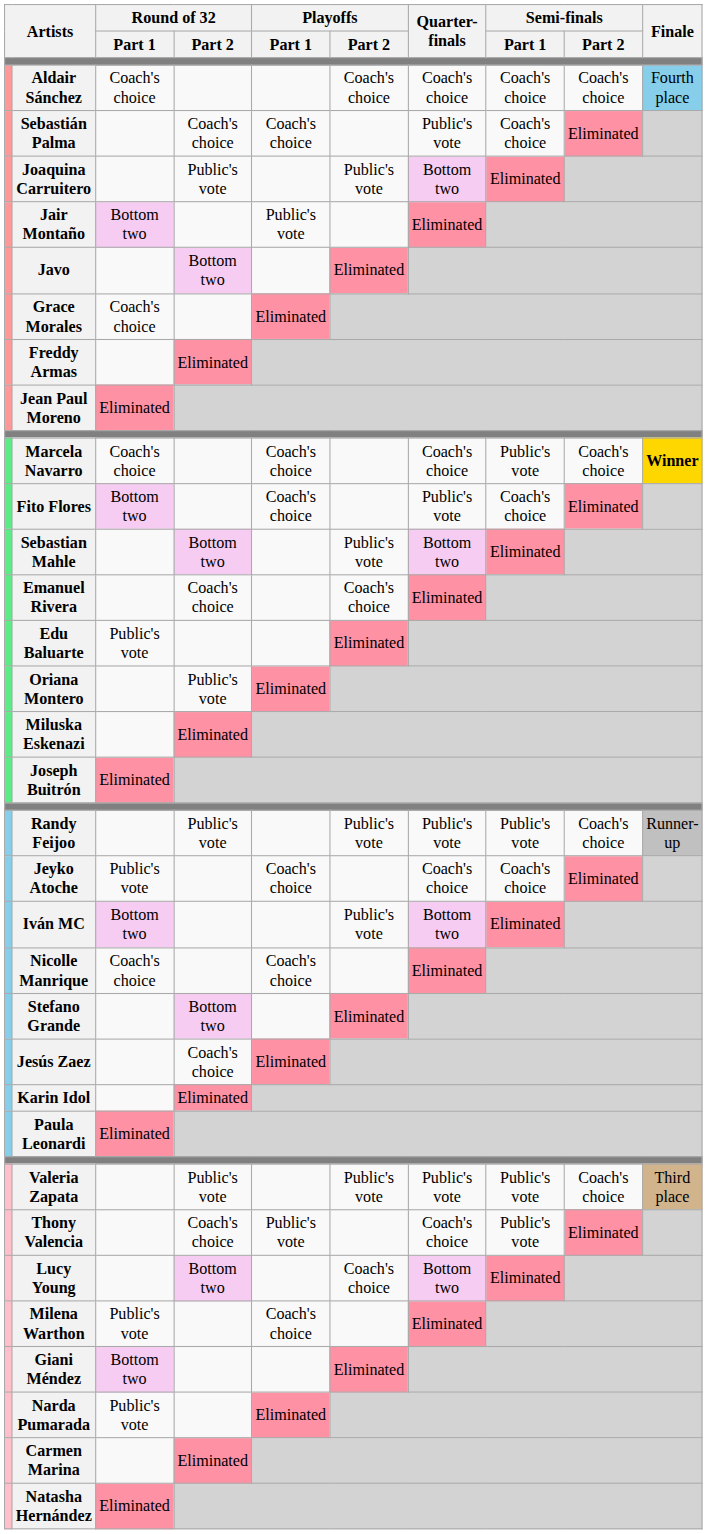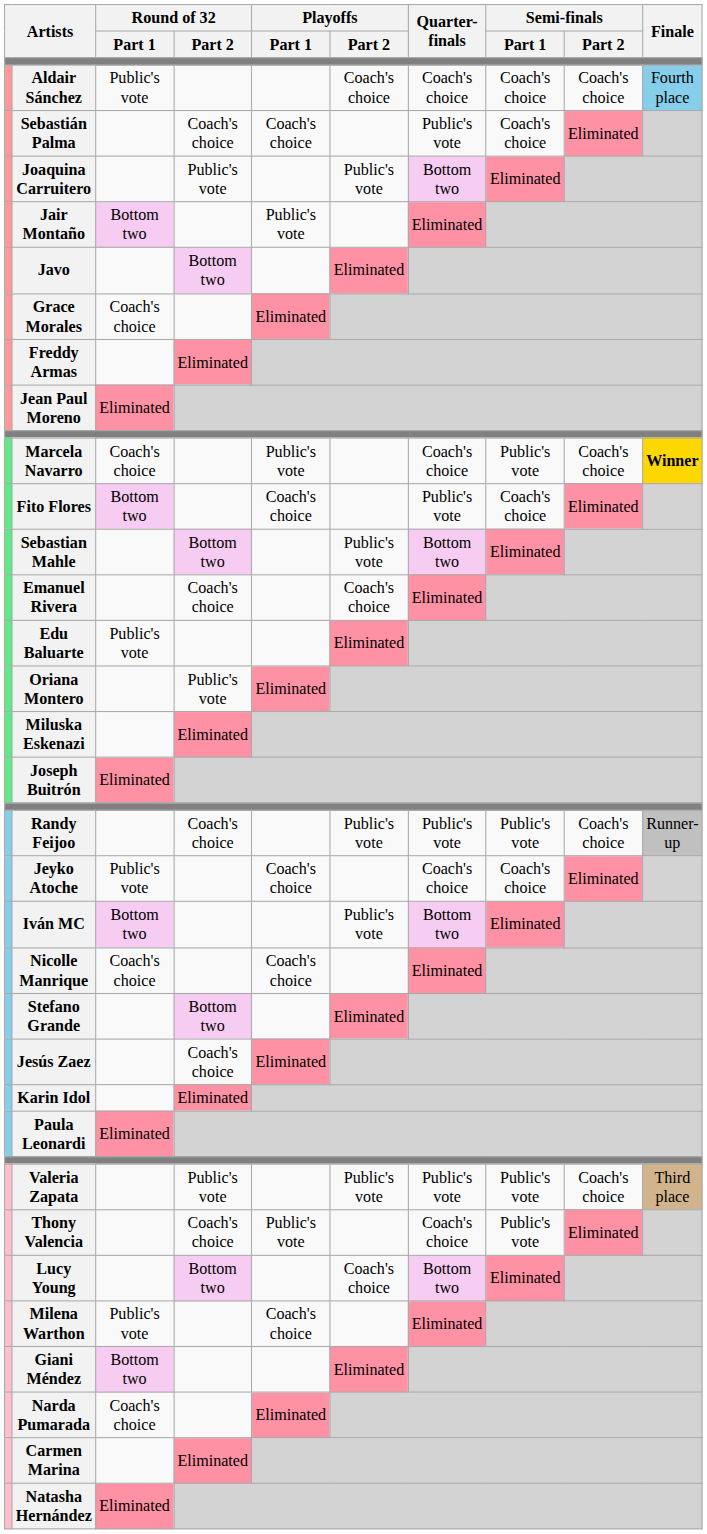(135, 88) Coach's choice -> (135, 88) Public's vote
(291, 460) Coach's choice -> (291, 460) Public's vote
(213, 833) Public's vote -> (213, 833) Coach's choice
(135, 1415) Public's vote -> (135, 1415) Coach's choice
